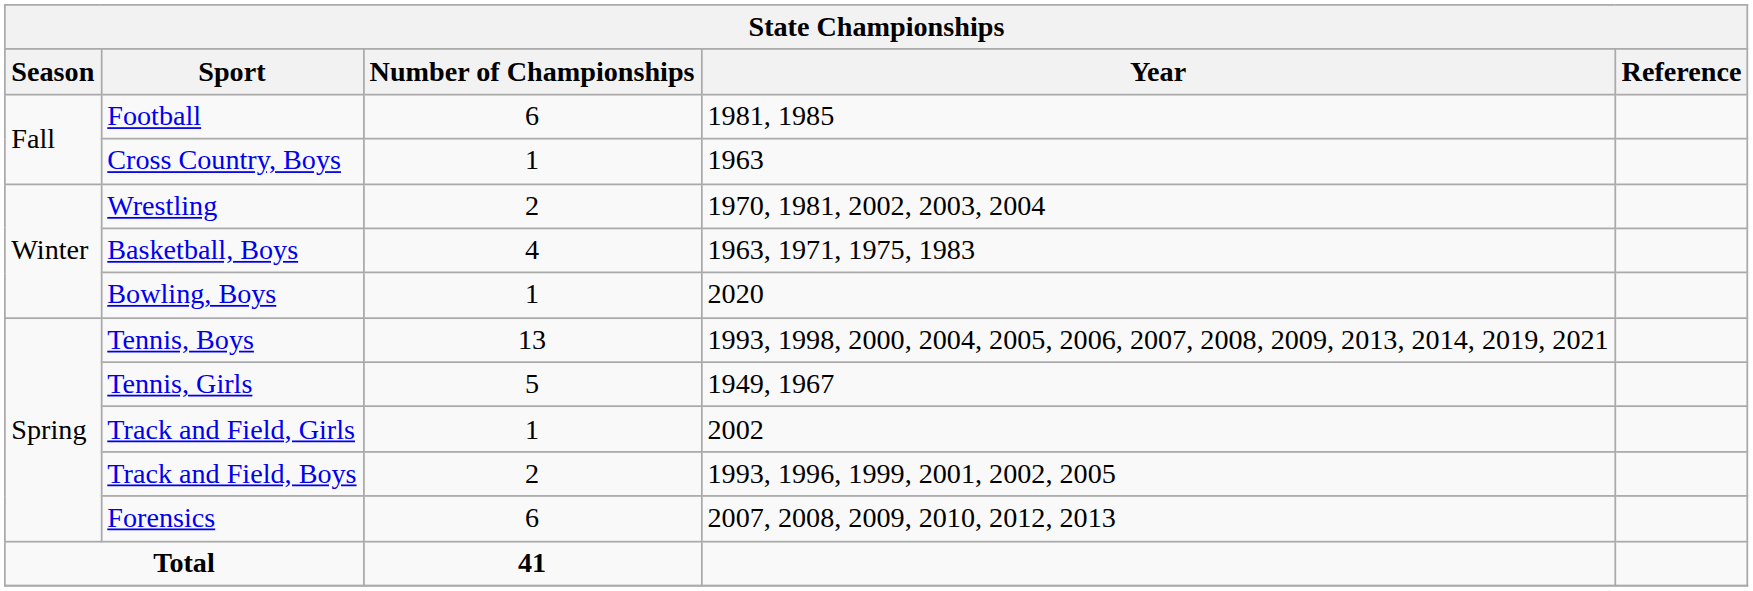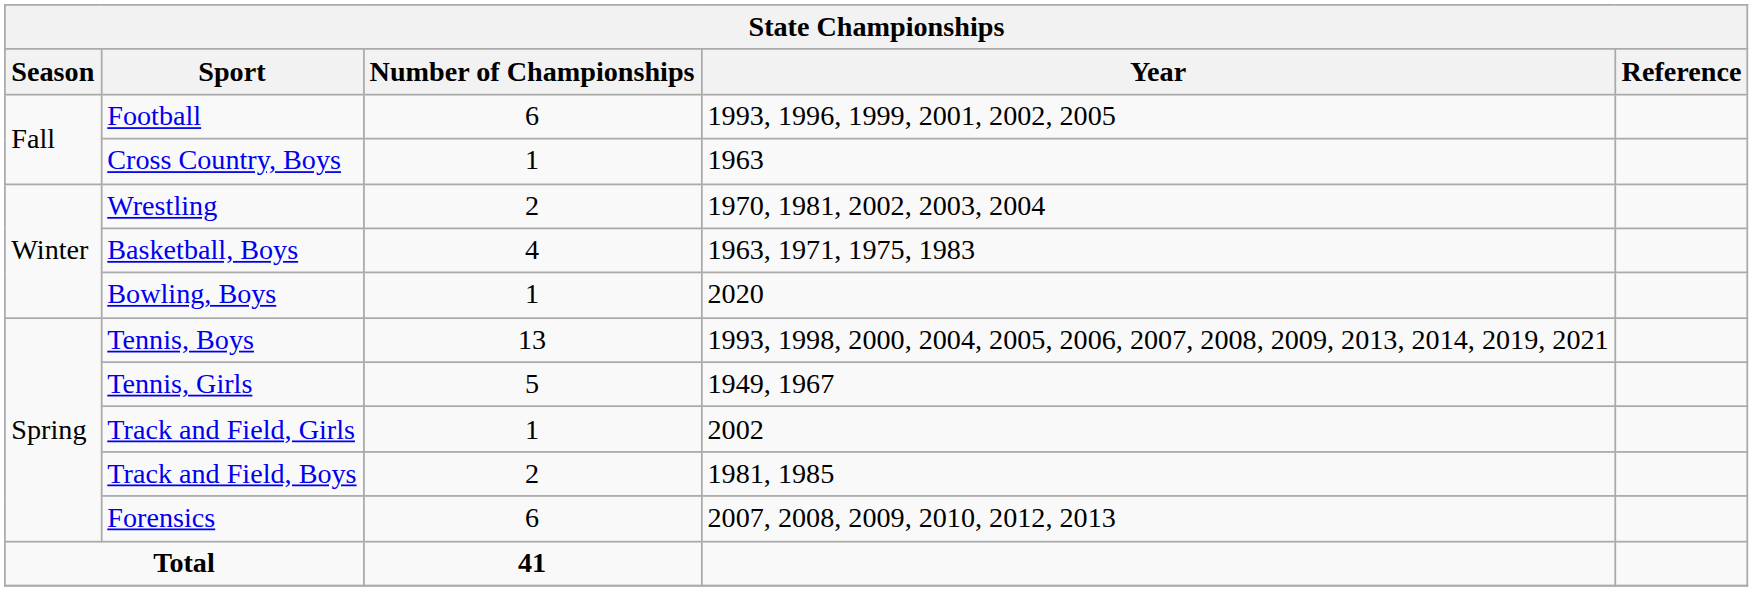(771, 116) 1981, 1985 -> (912, 116) 1993, 1996, 1999, 2001, 2002, 2005
(912, 473) 1993, 1996, 1999, 2001, 2002, 2005 -> (771, 473) 1981, 1985
